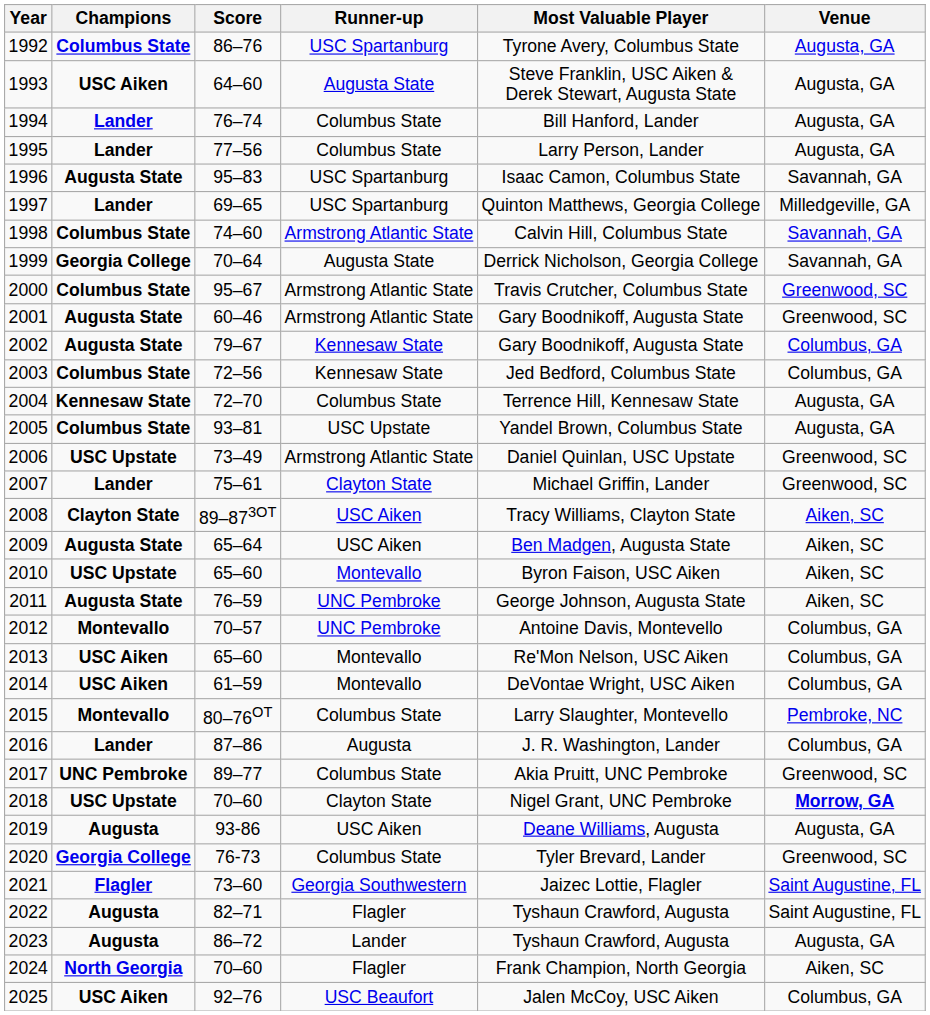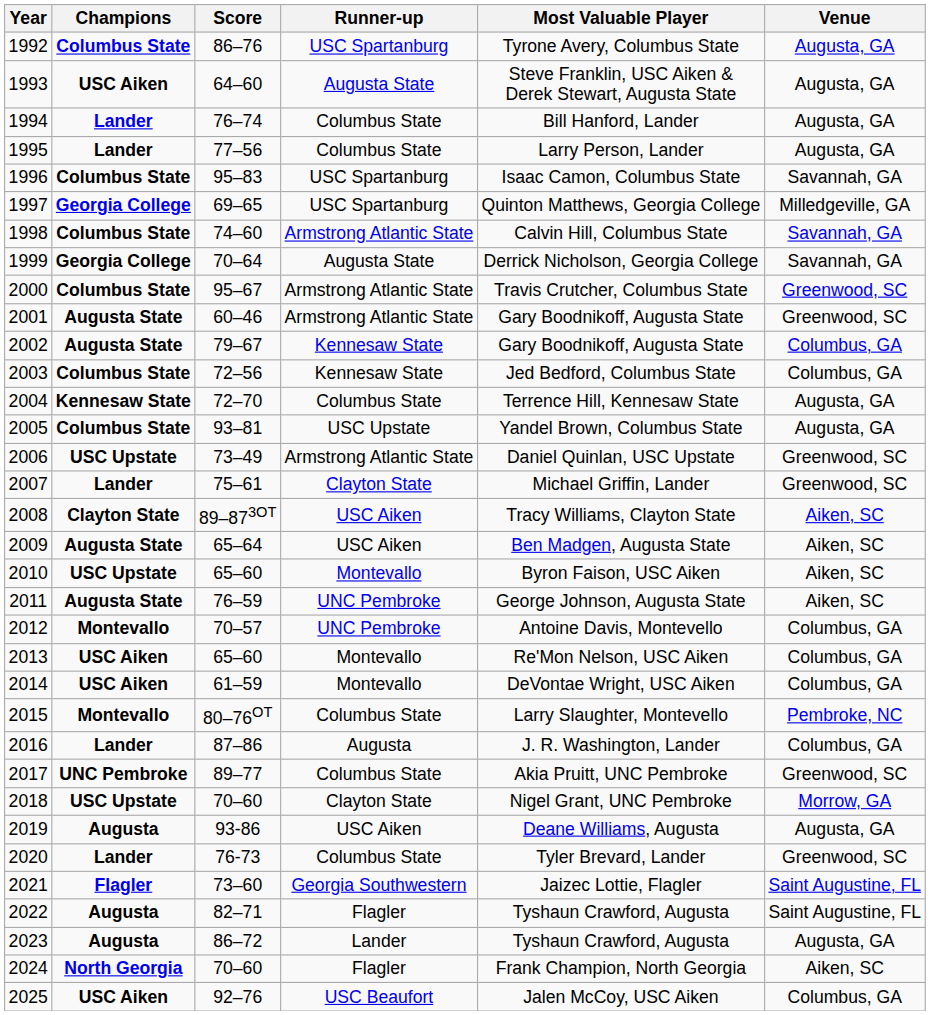(123, 177) Augusta State -> (123, 177) Columbus State
(123, 205) Lander -> (123, 205) Georgia College
(845, 801) bold -> (845, 801) normal
(123, 857) Georgia College -> (123, 857) Lander
